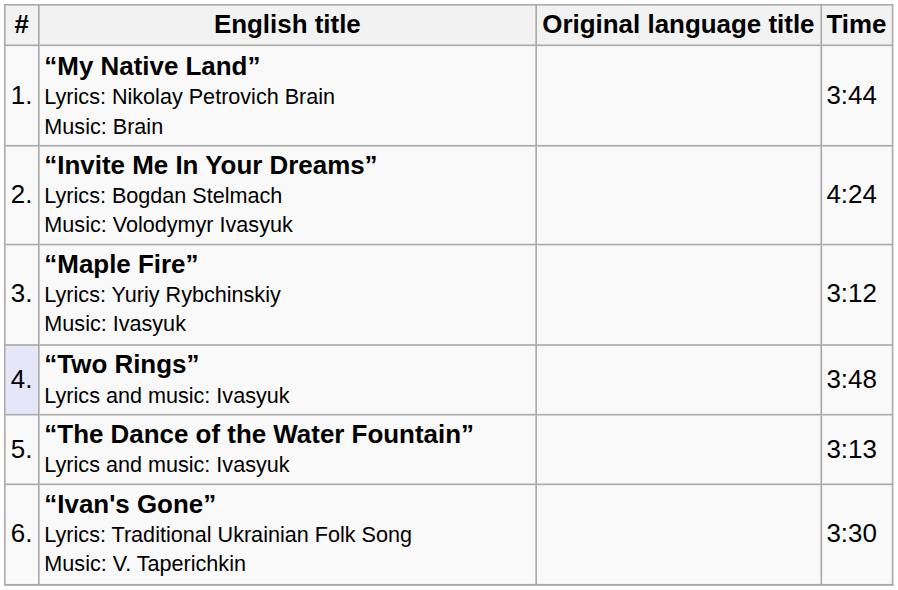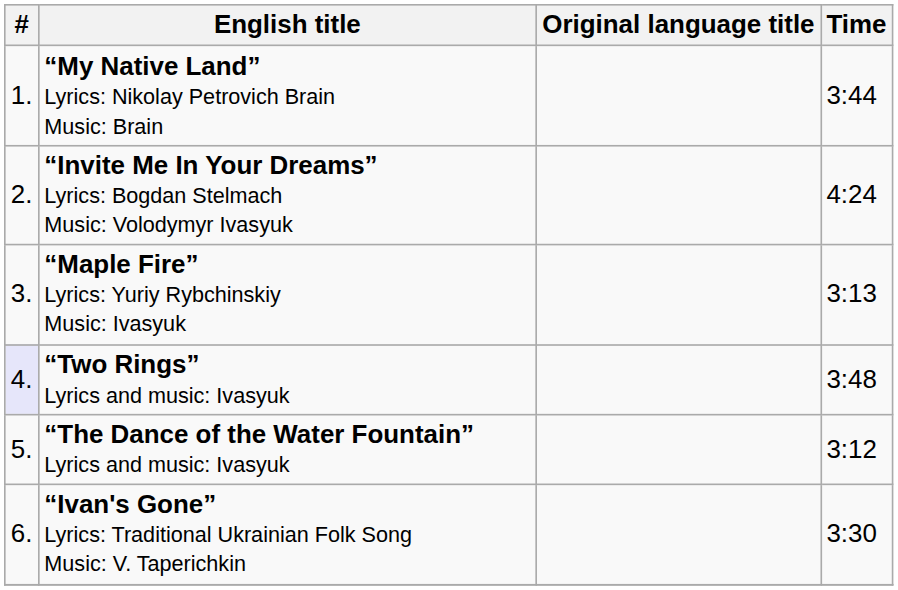(852, 294) 3:12 -> (852, 294) 3:13
(852, 449) 3:13 -> (852, 449) 3:12
